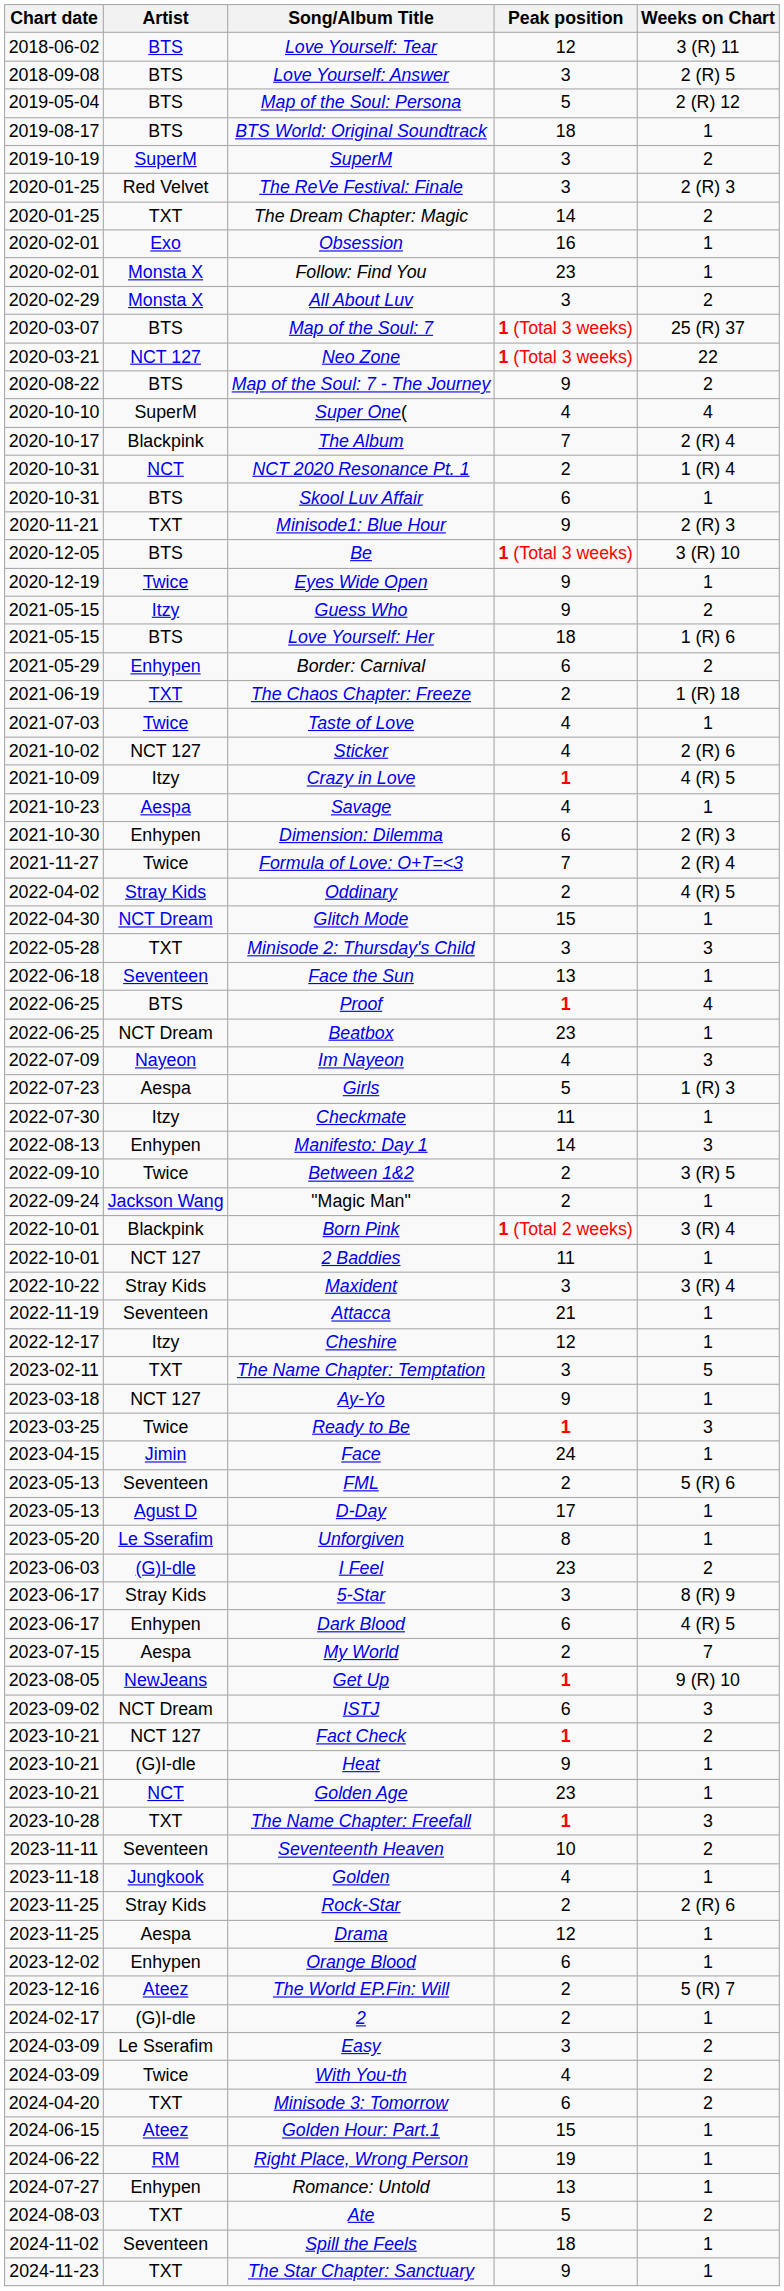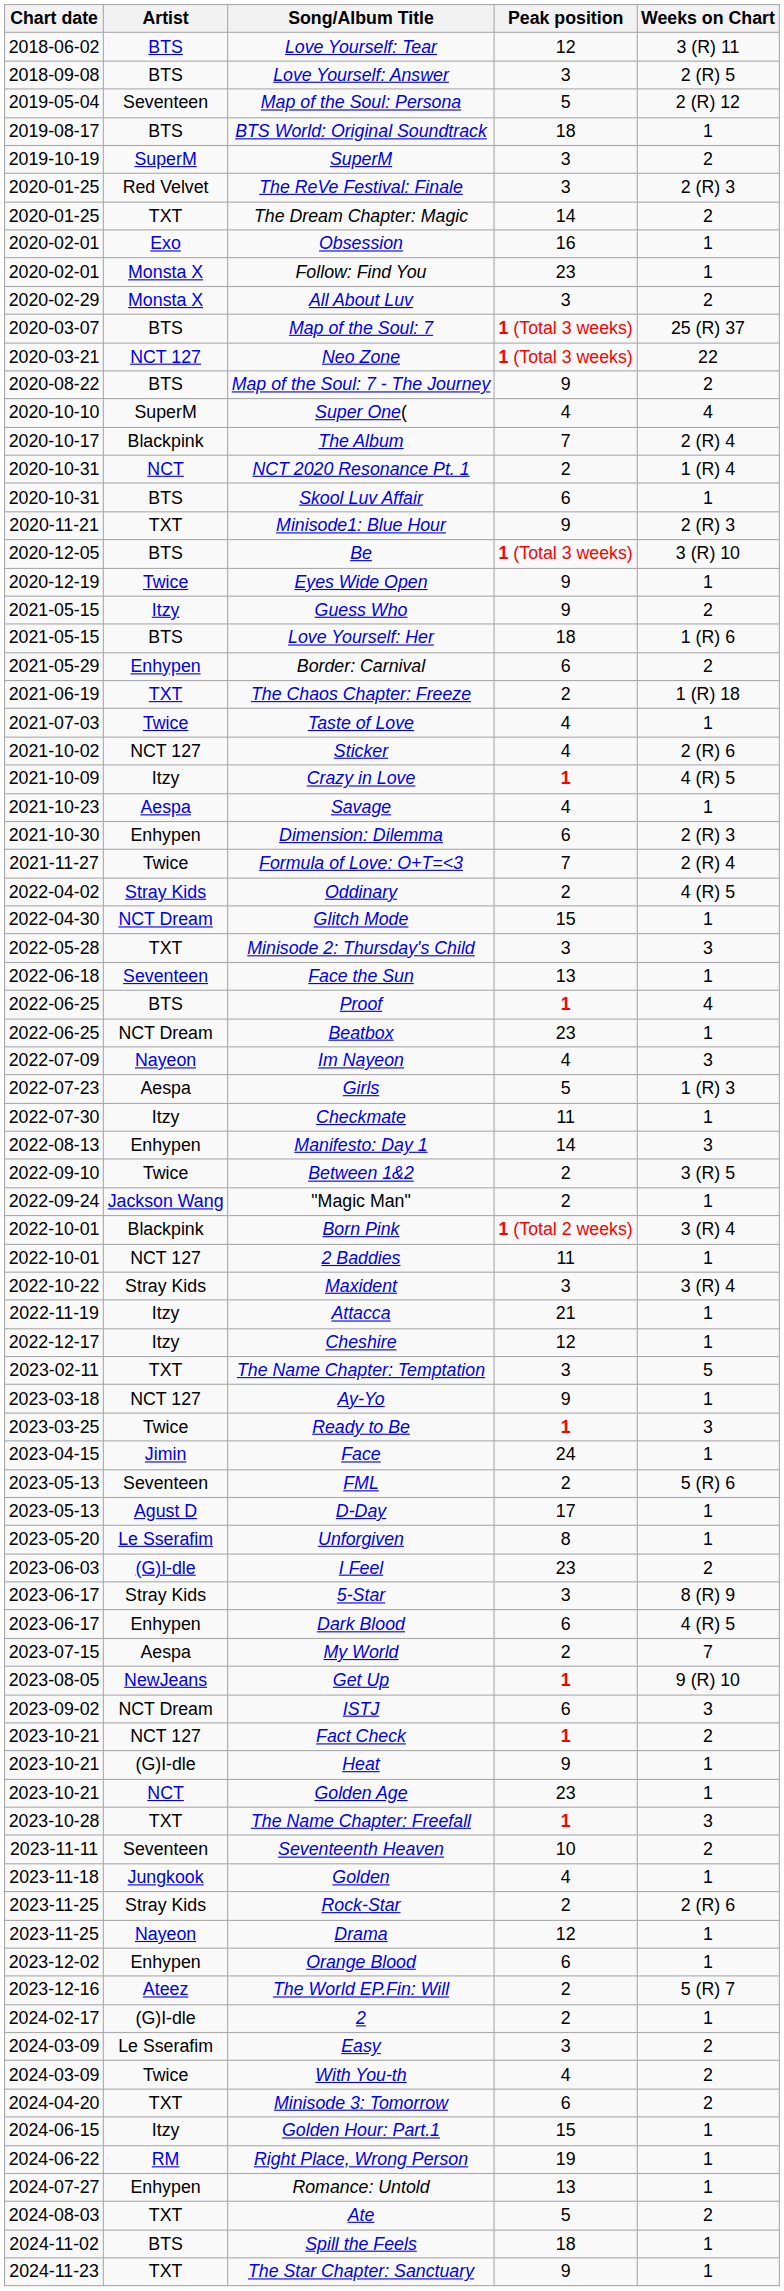(166, 103) BTS -> (166, 103) Seventeen
(166, 1314) Seventeen -> (166, 1314) Itzy
(166, 1933) Aespa -> (166, 1933) Nayeon
(166, 2131) Ateez -> (166, 2131) Itzy
(166, 2243) Seventeen -> (166, 2243) BTS
